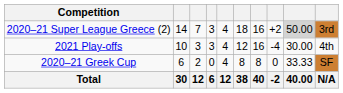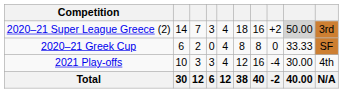rows swapped: (89, 63) <-> (89, 46)
